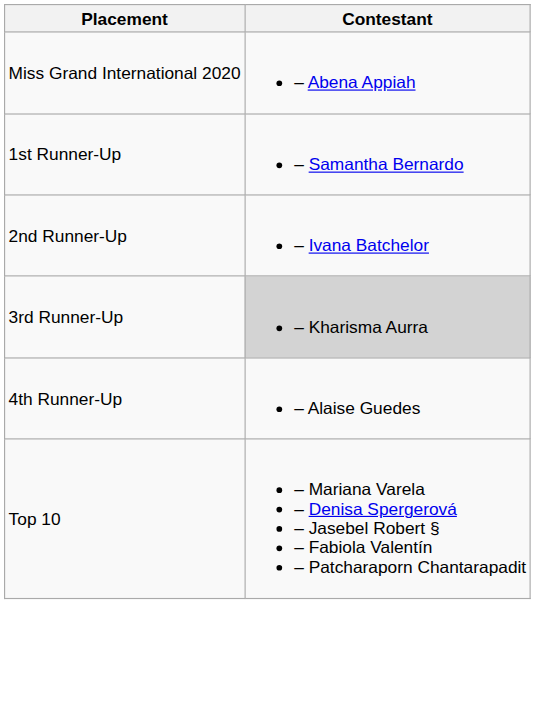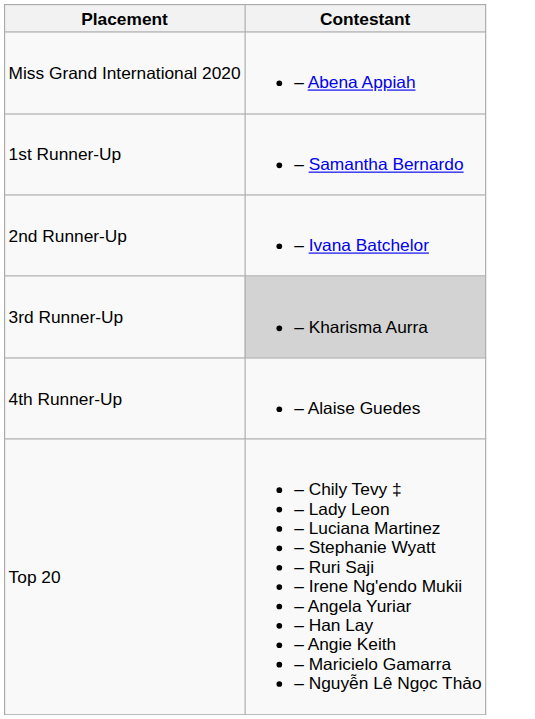- row: (35, 519)
+ row: (35, 577)
